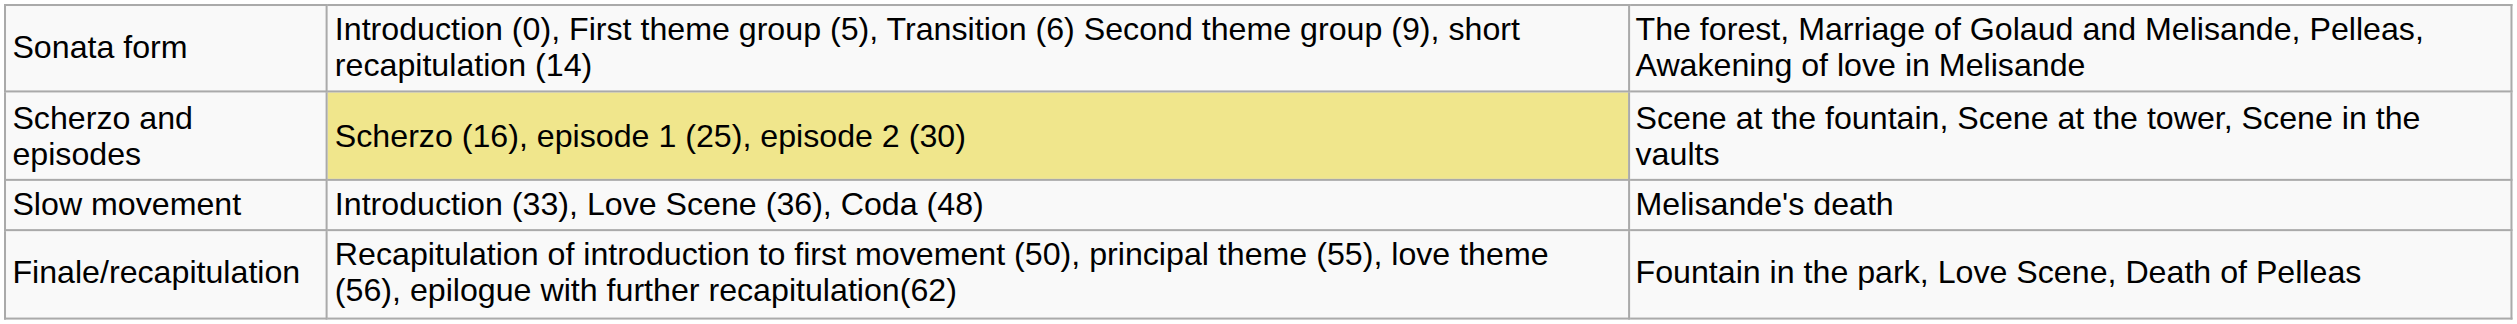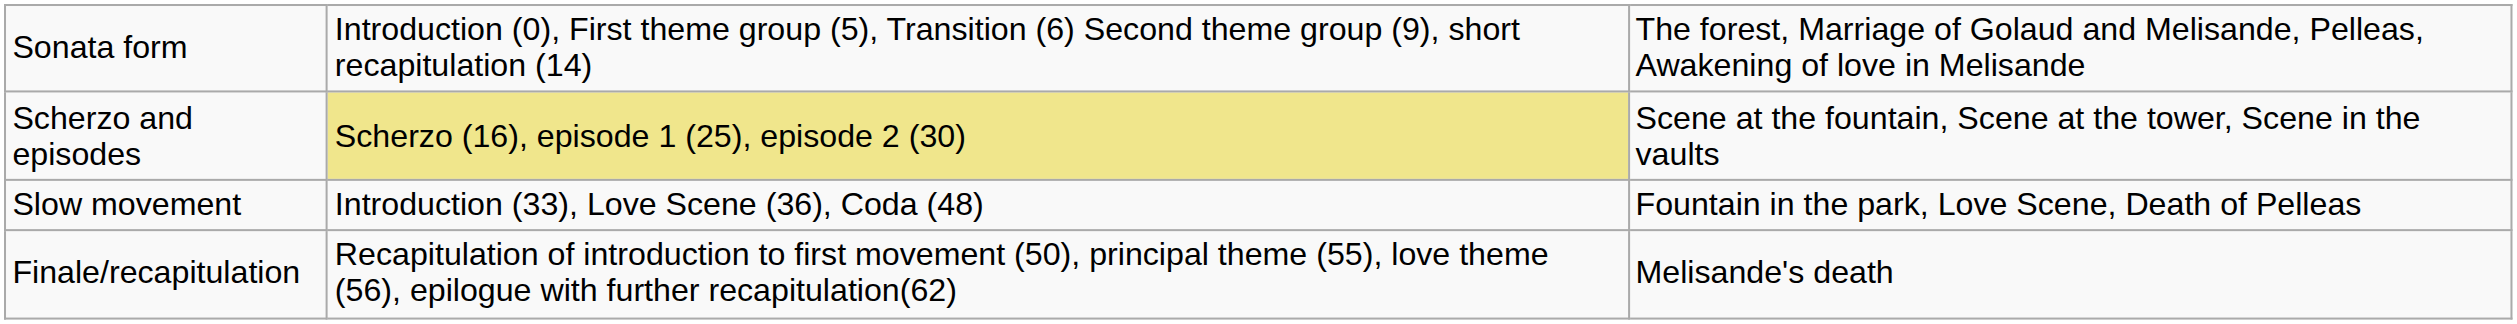(1765, 204) Melisande's death -> (1998, 204) Fountain in the park, Love Scene, Death of Pelleas
(1998, 273) Fountain in the park, Love Scene, Death of Pelleas -> (1765, 273) Melisande's death
